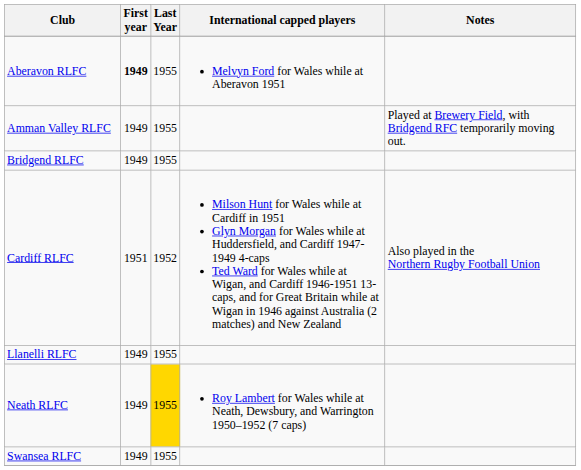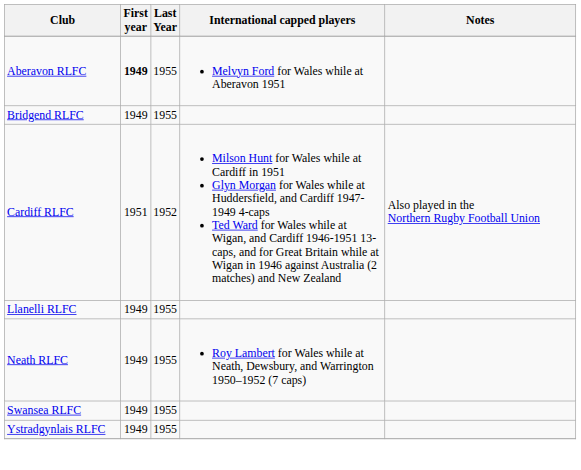- row: (59, 128)
(165, 405) gold background -> (165, 360) no background
+ row: (56, 429)
